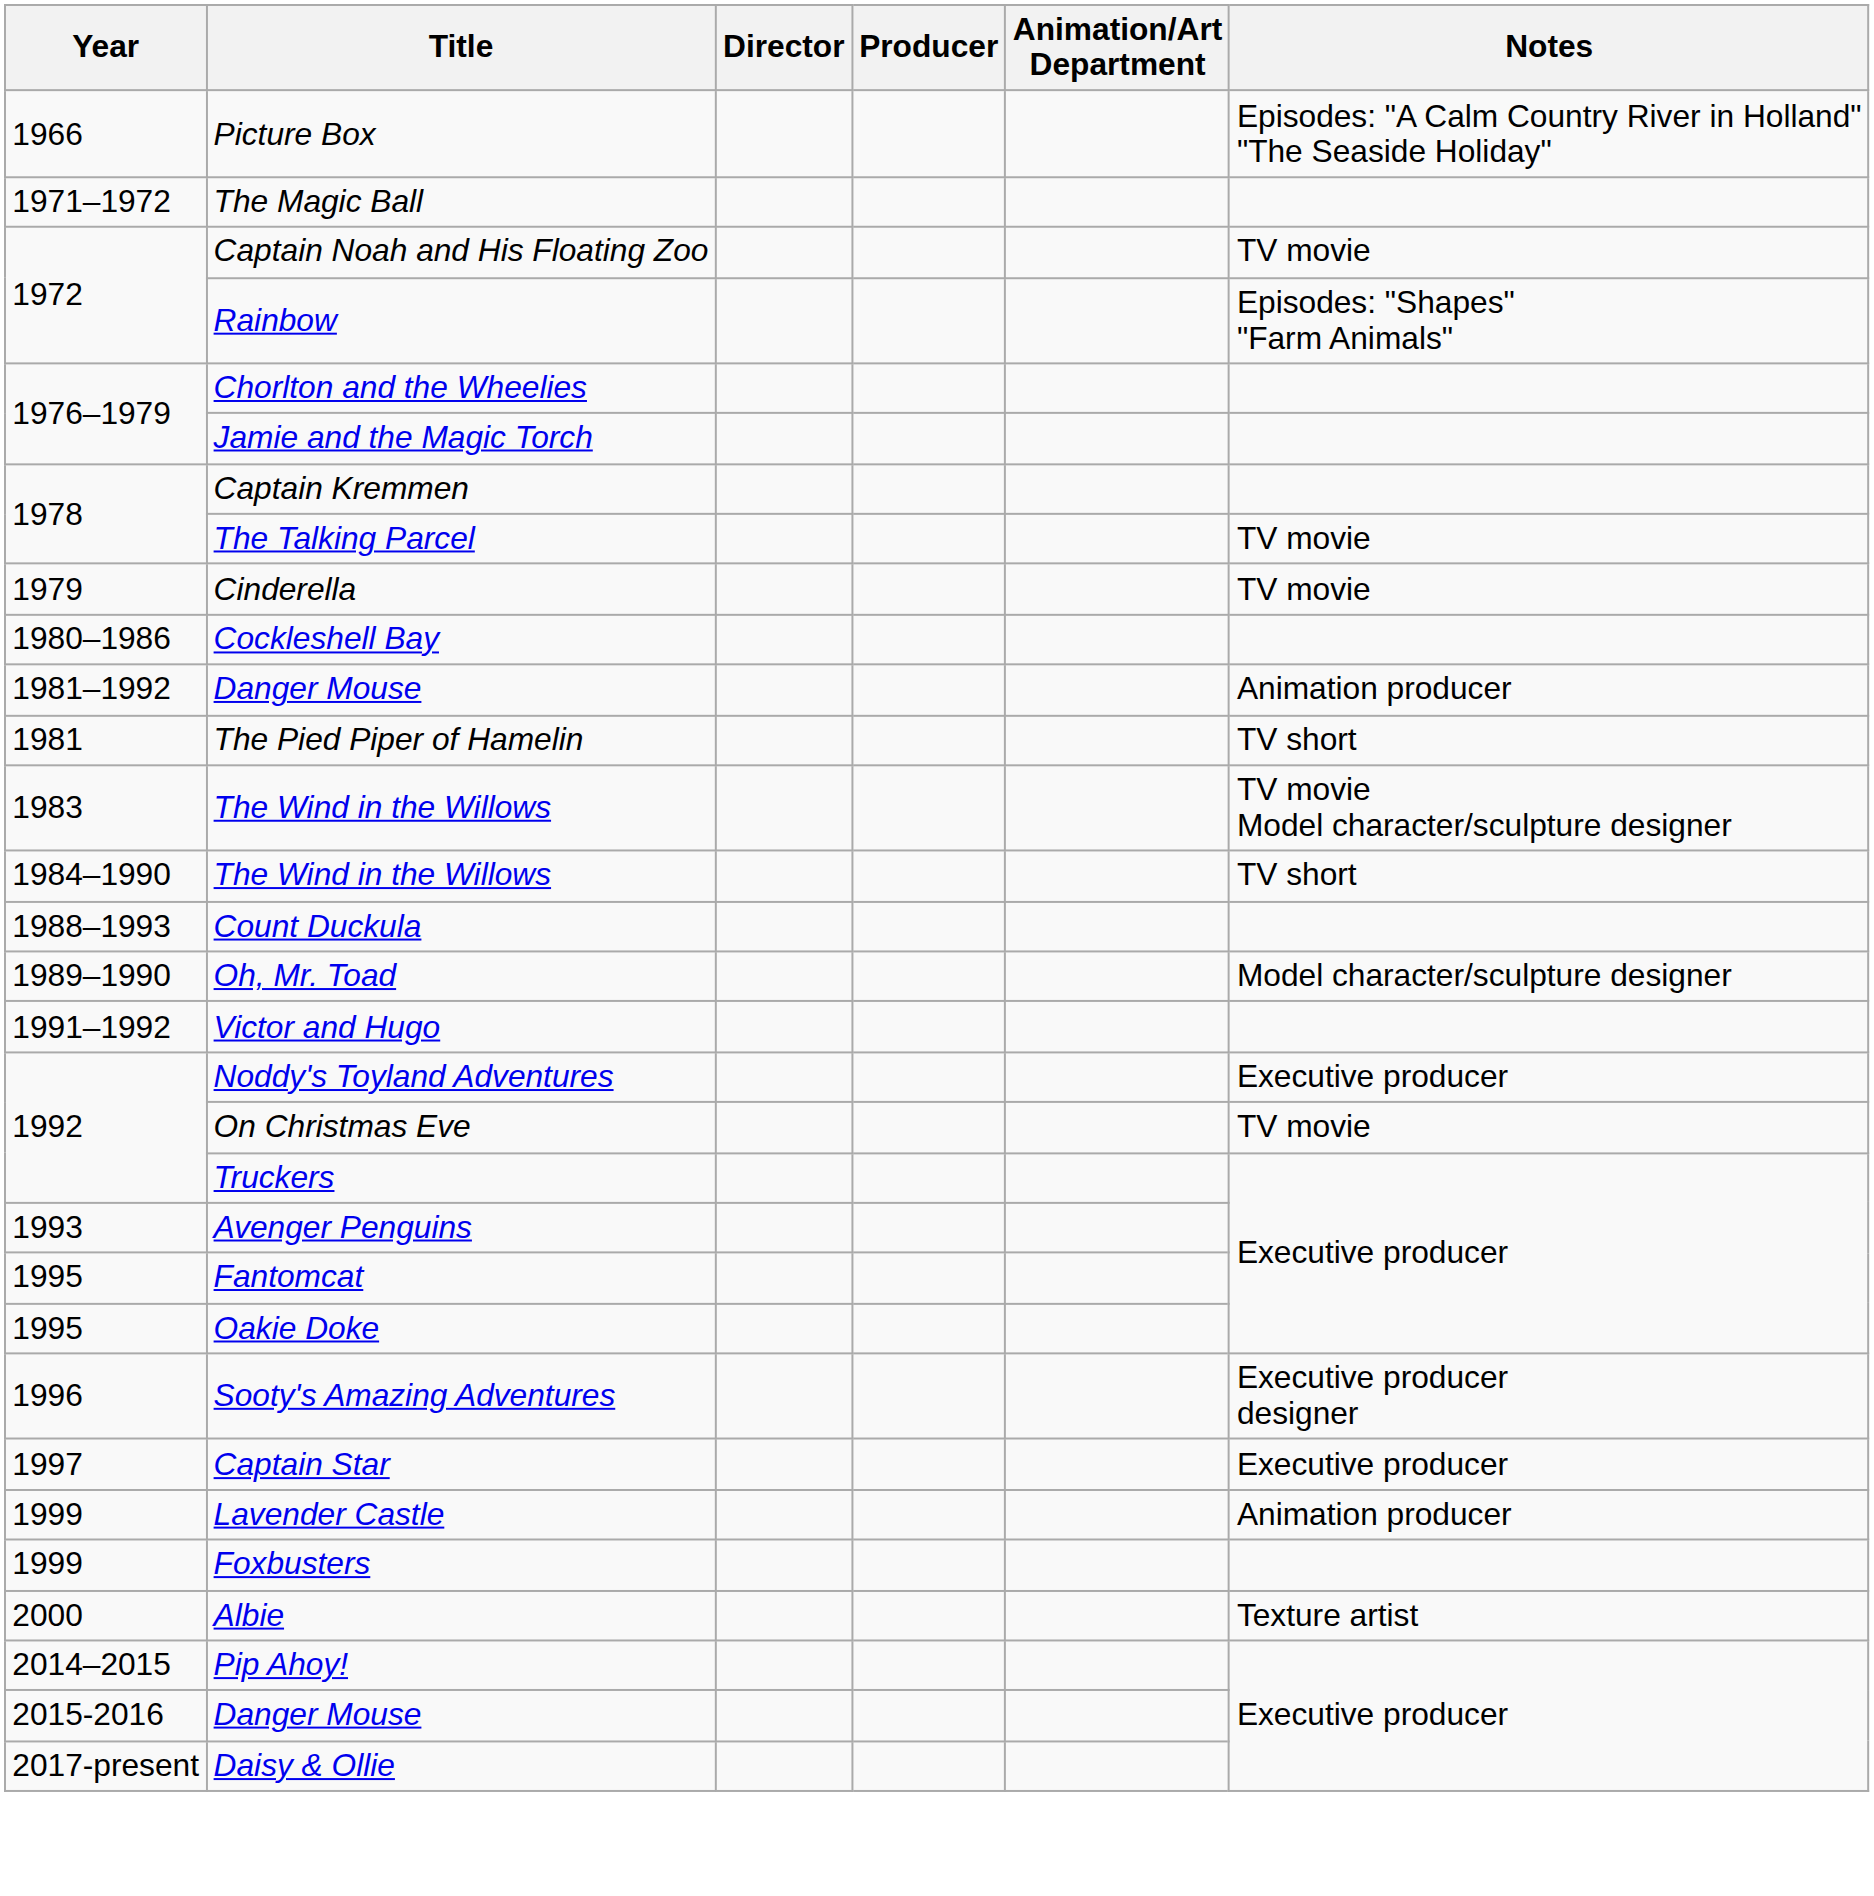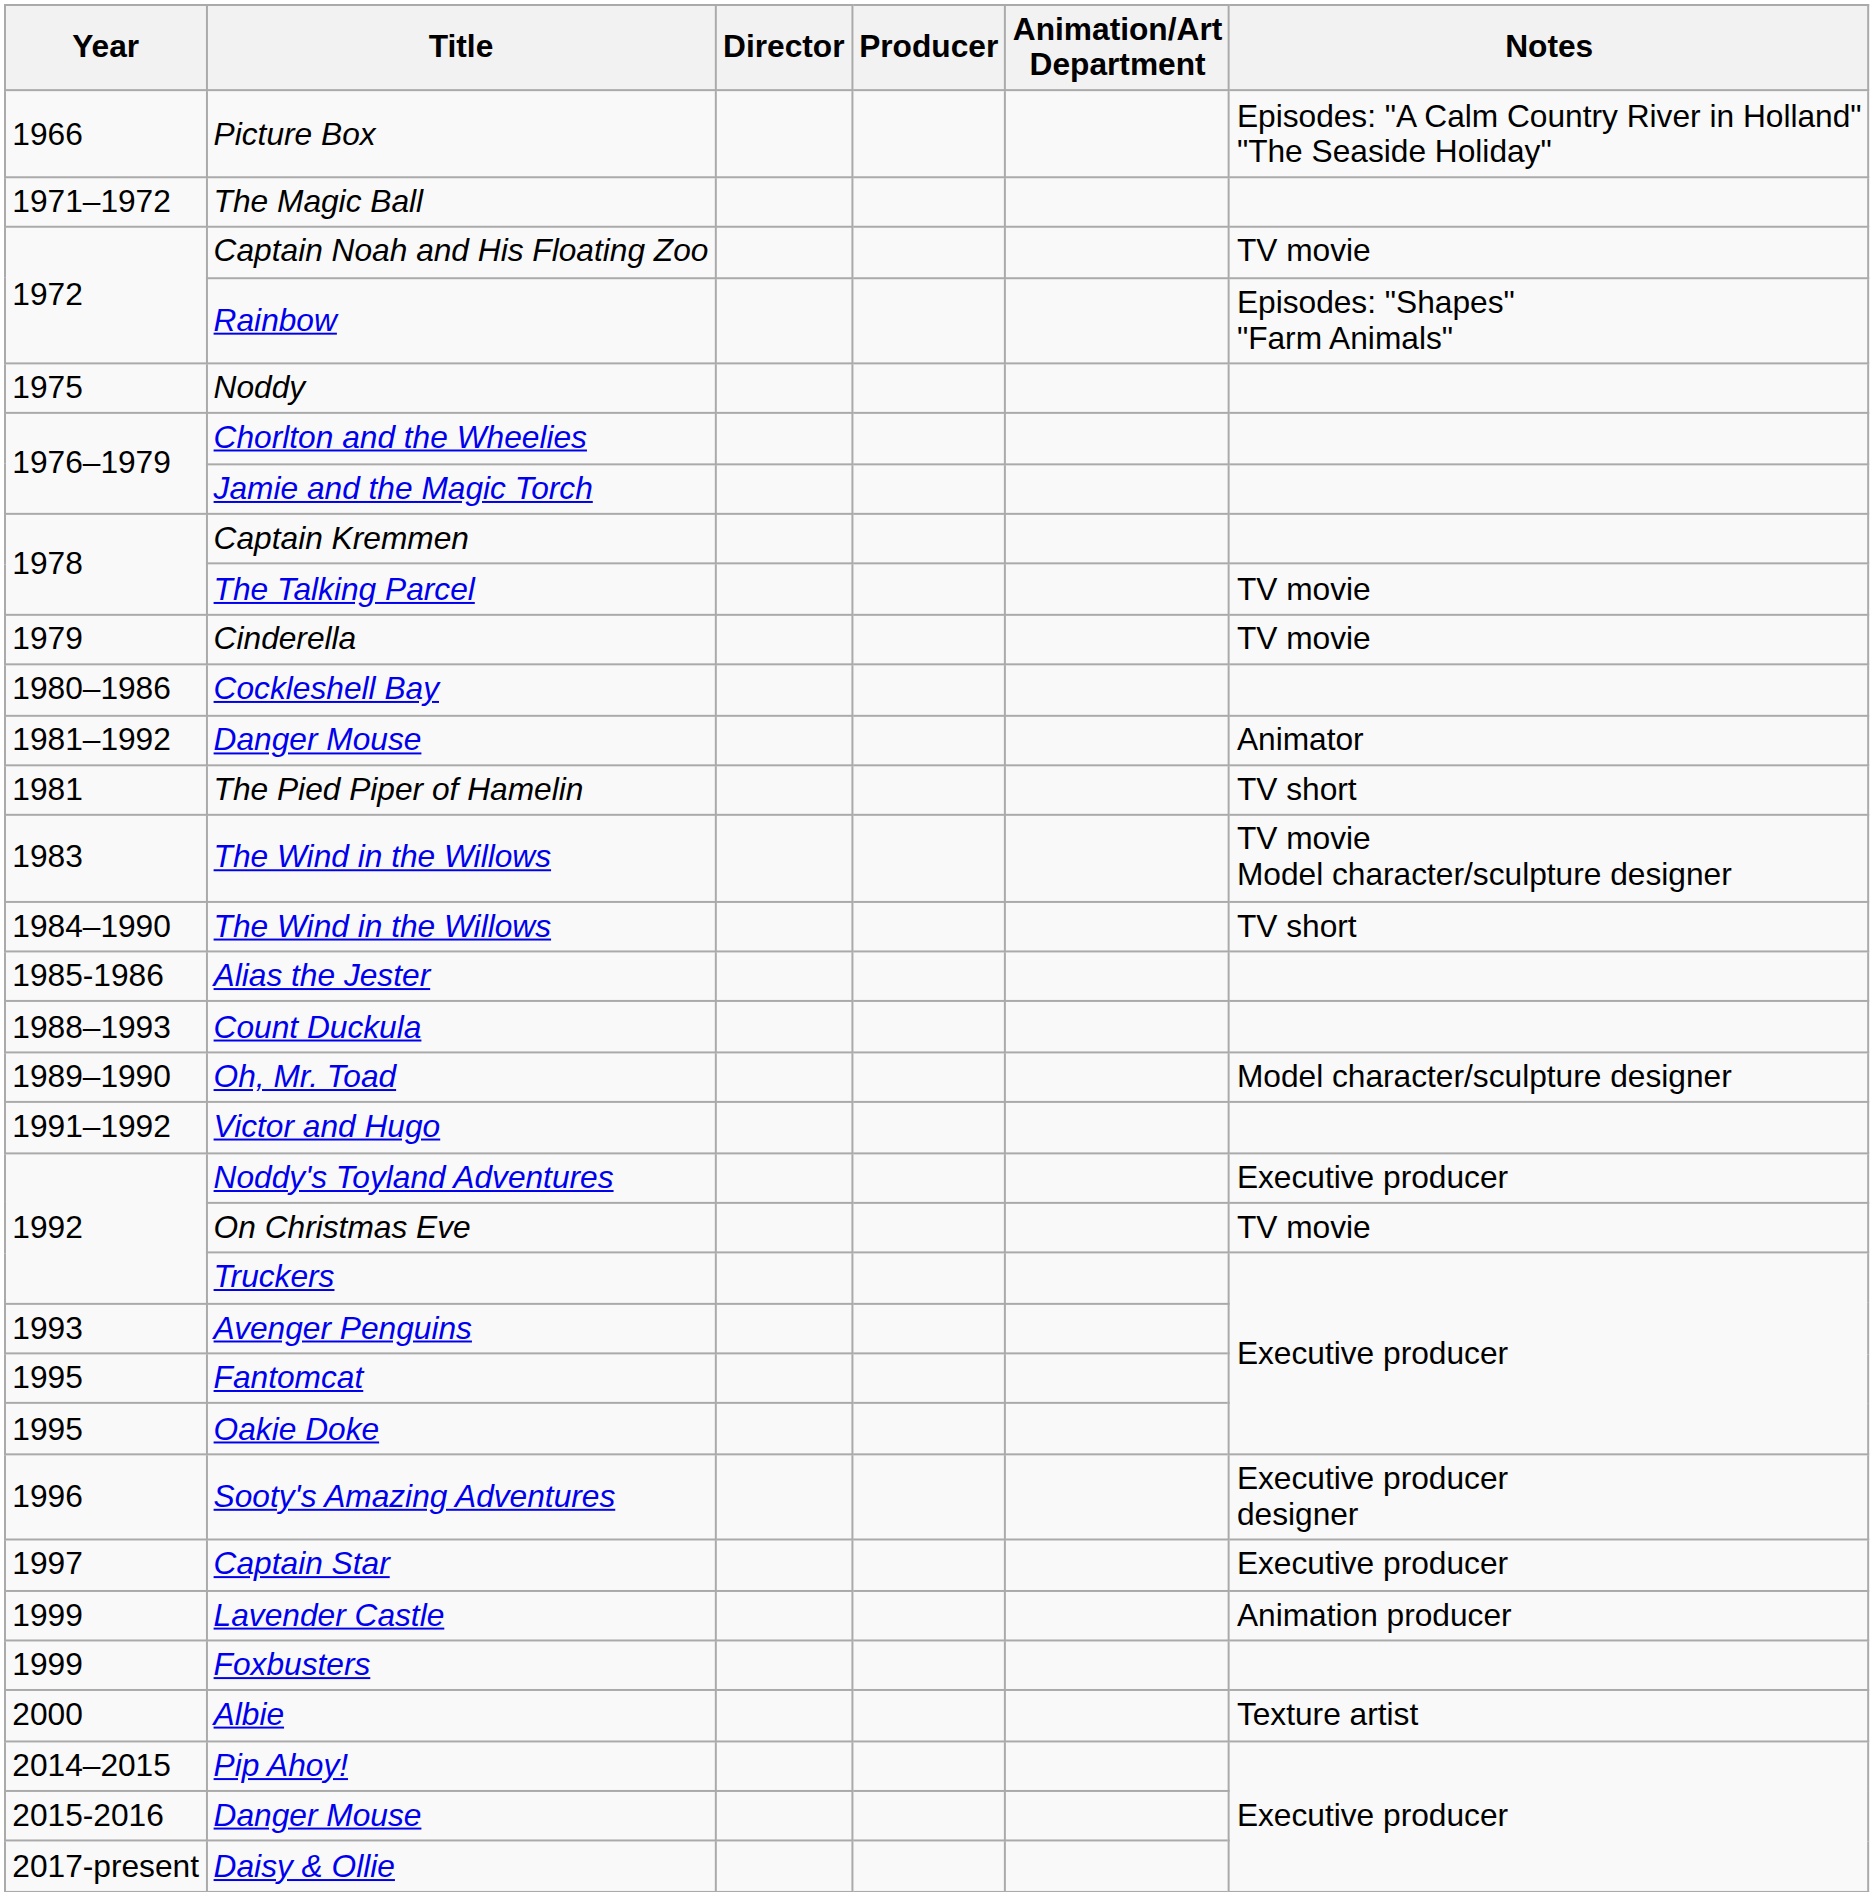+ row: (48, 387)
(1374, 689) Animation producer -> (1300, 739) Animator
+ row: (88, 976)
